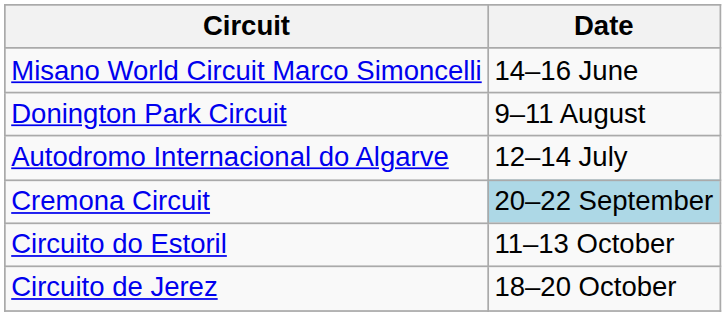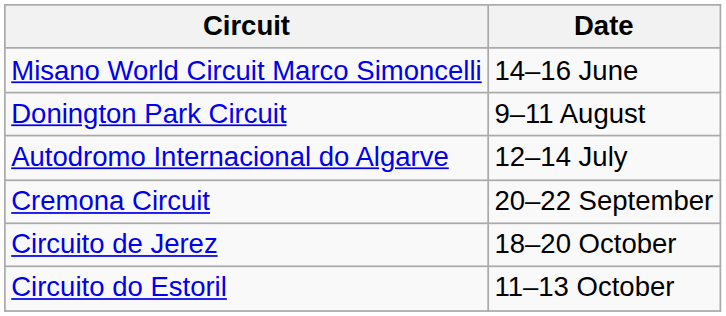(604, 200) lightblue background -> (604, 200) no background
rows swapped: (119, 244) <-> (114, 288)
